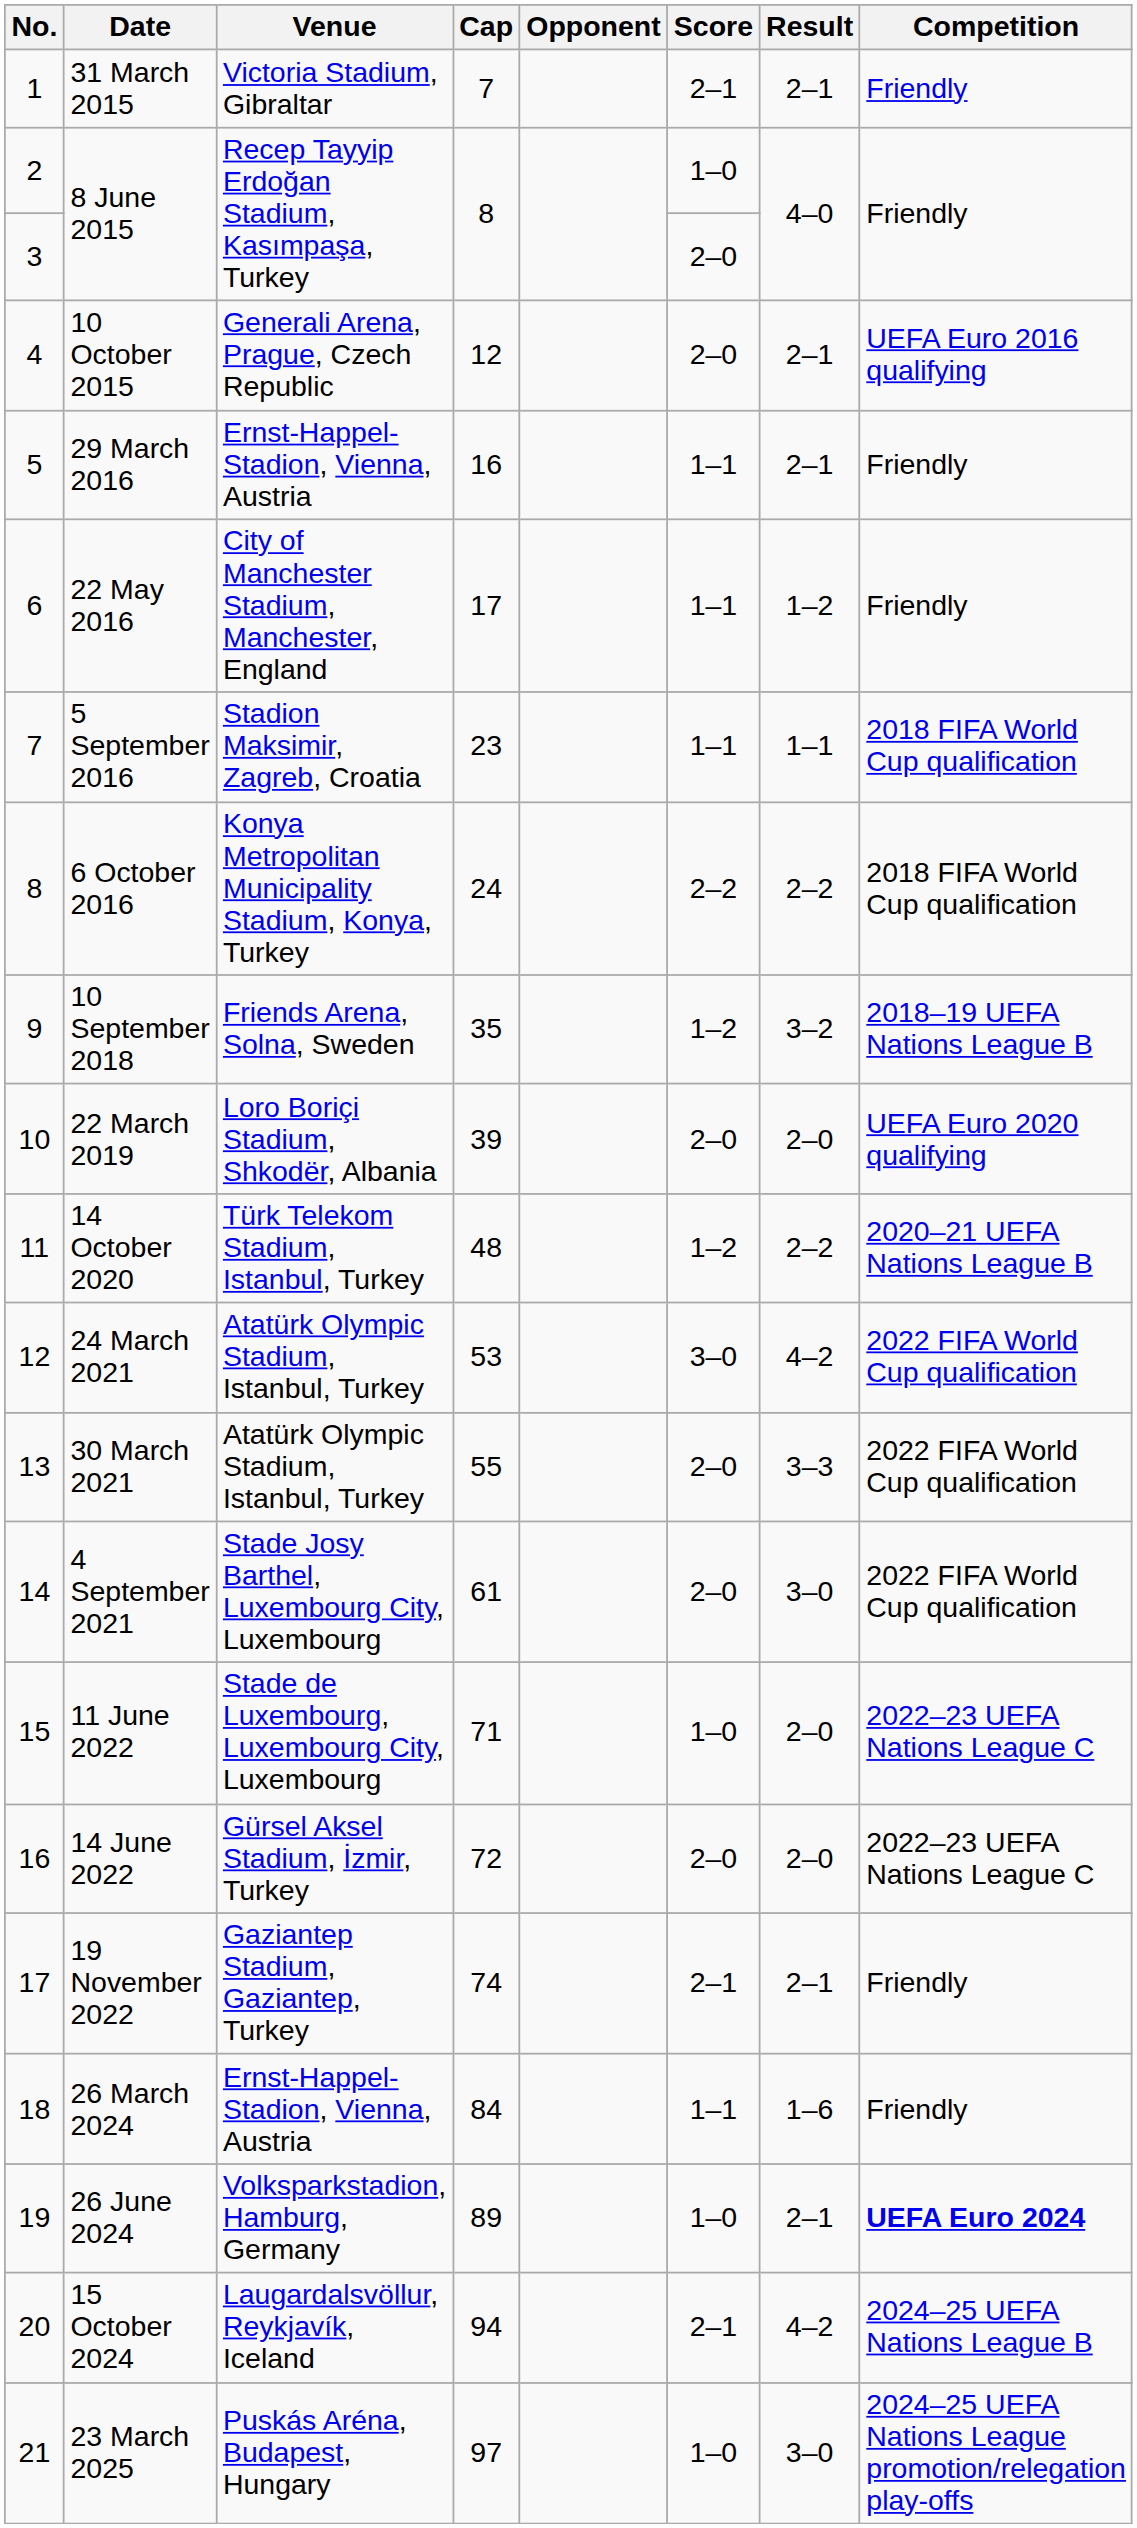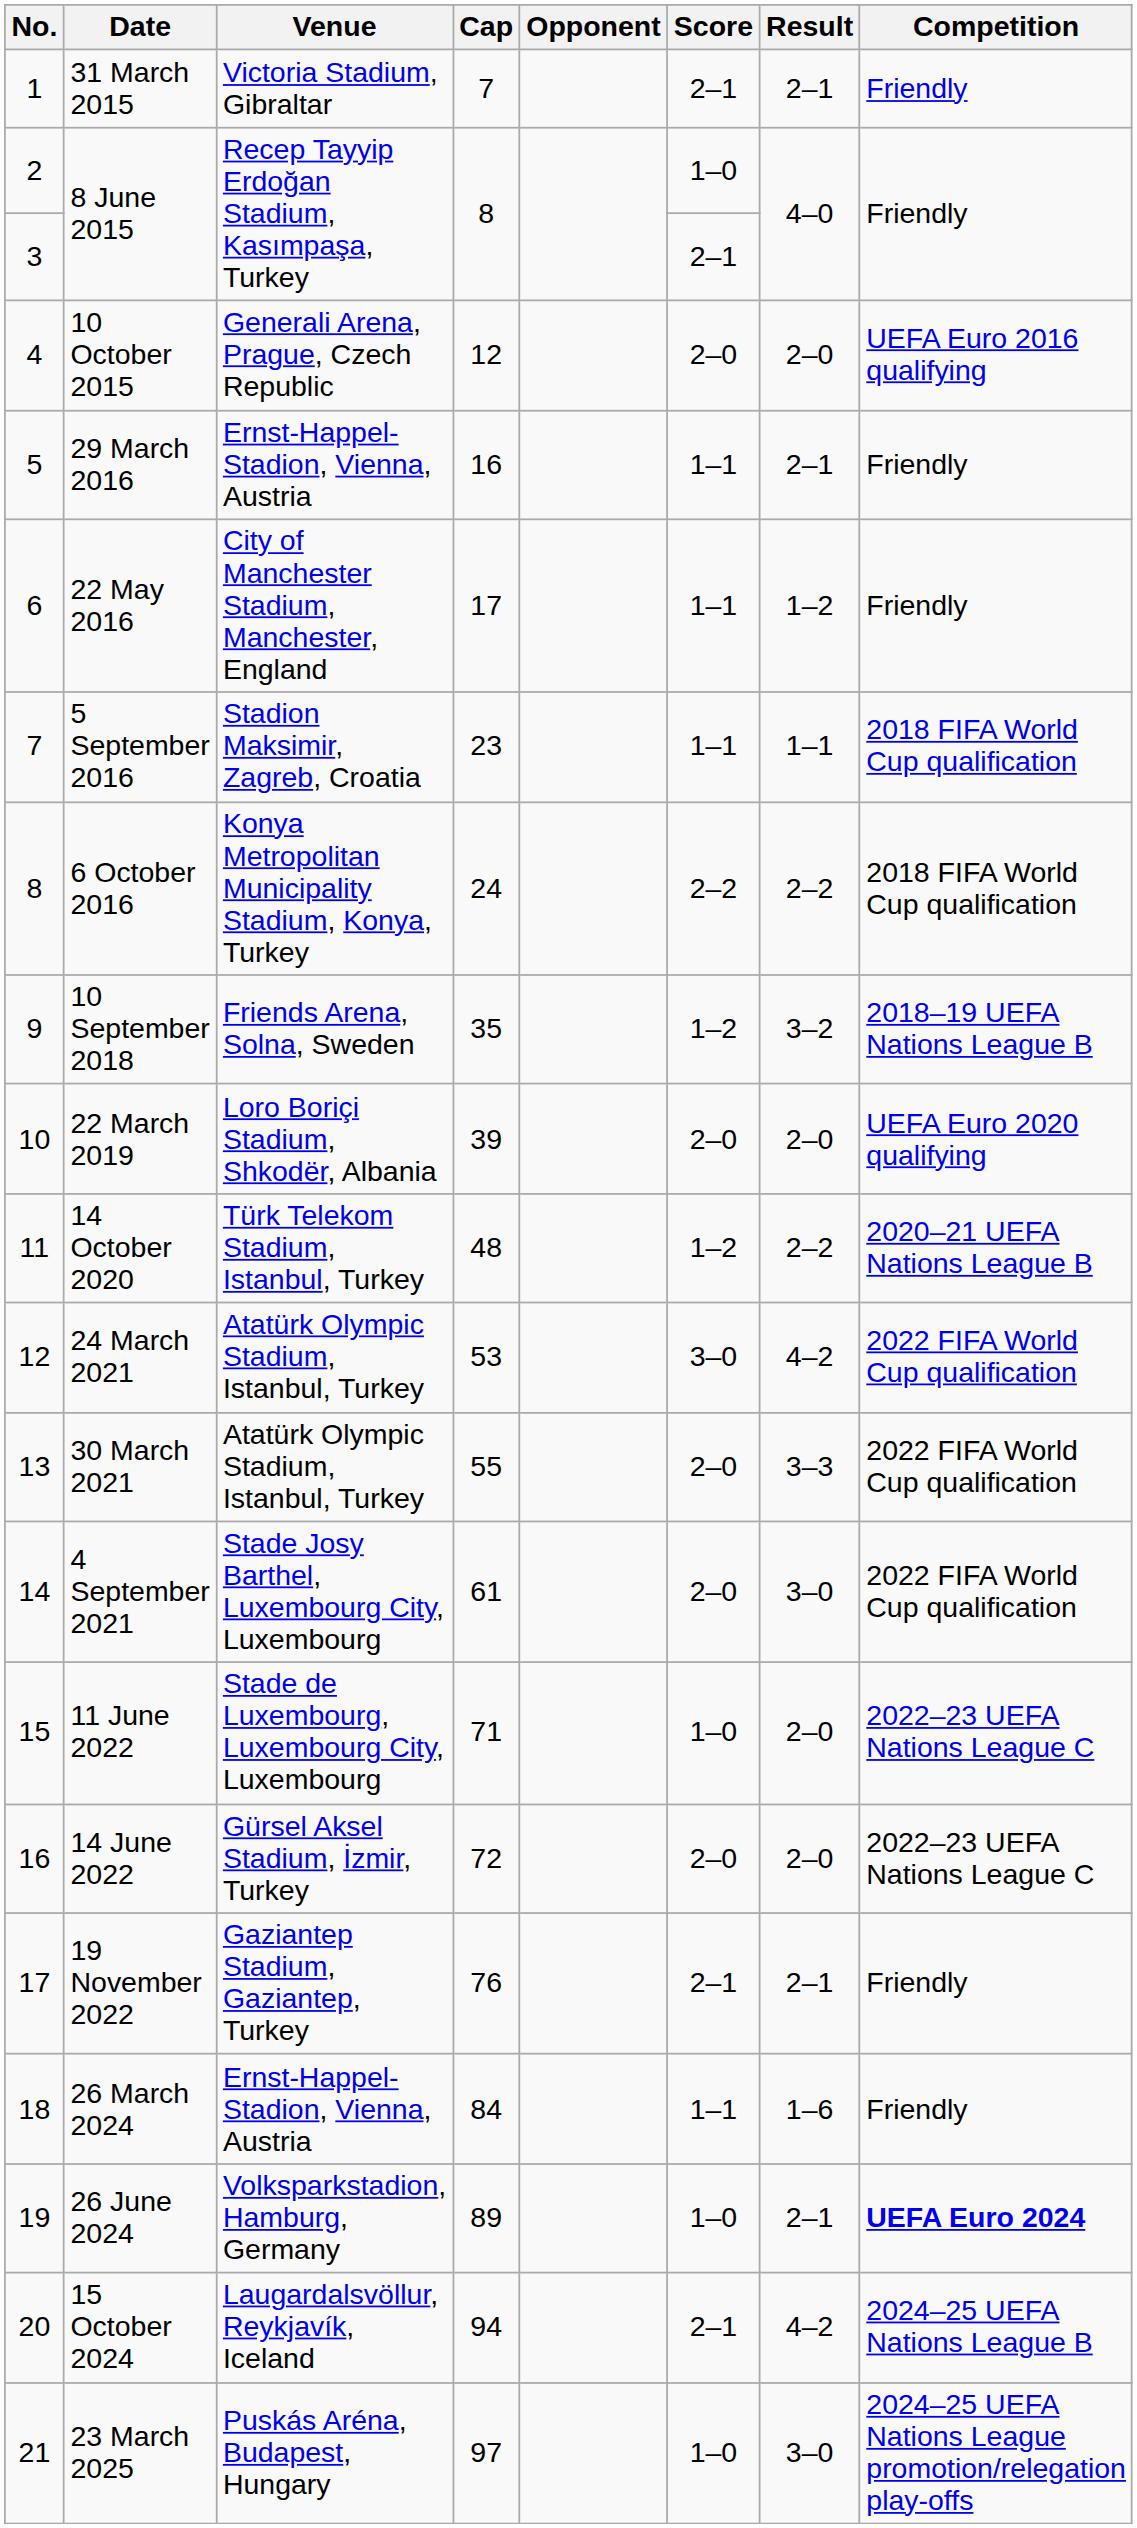(713, 256) 2–0 -> (713, 256) 2–1
(810, 354) 2–1 -> (810, 354) 2–0
(486, 1983) 74 -> (486, 1983) 76
